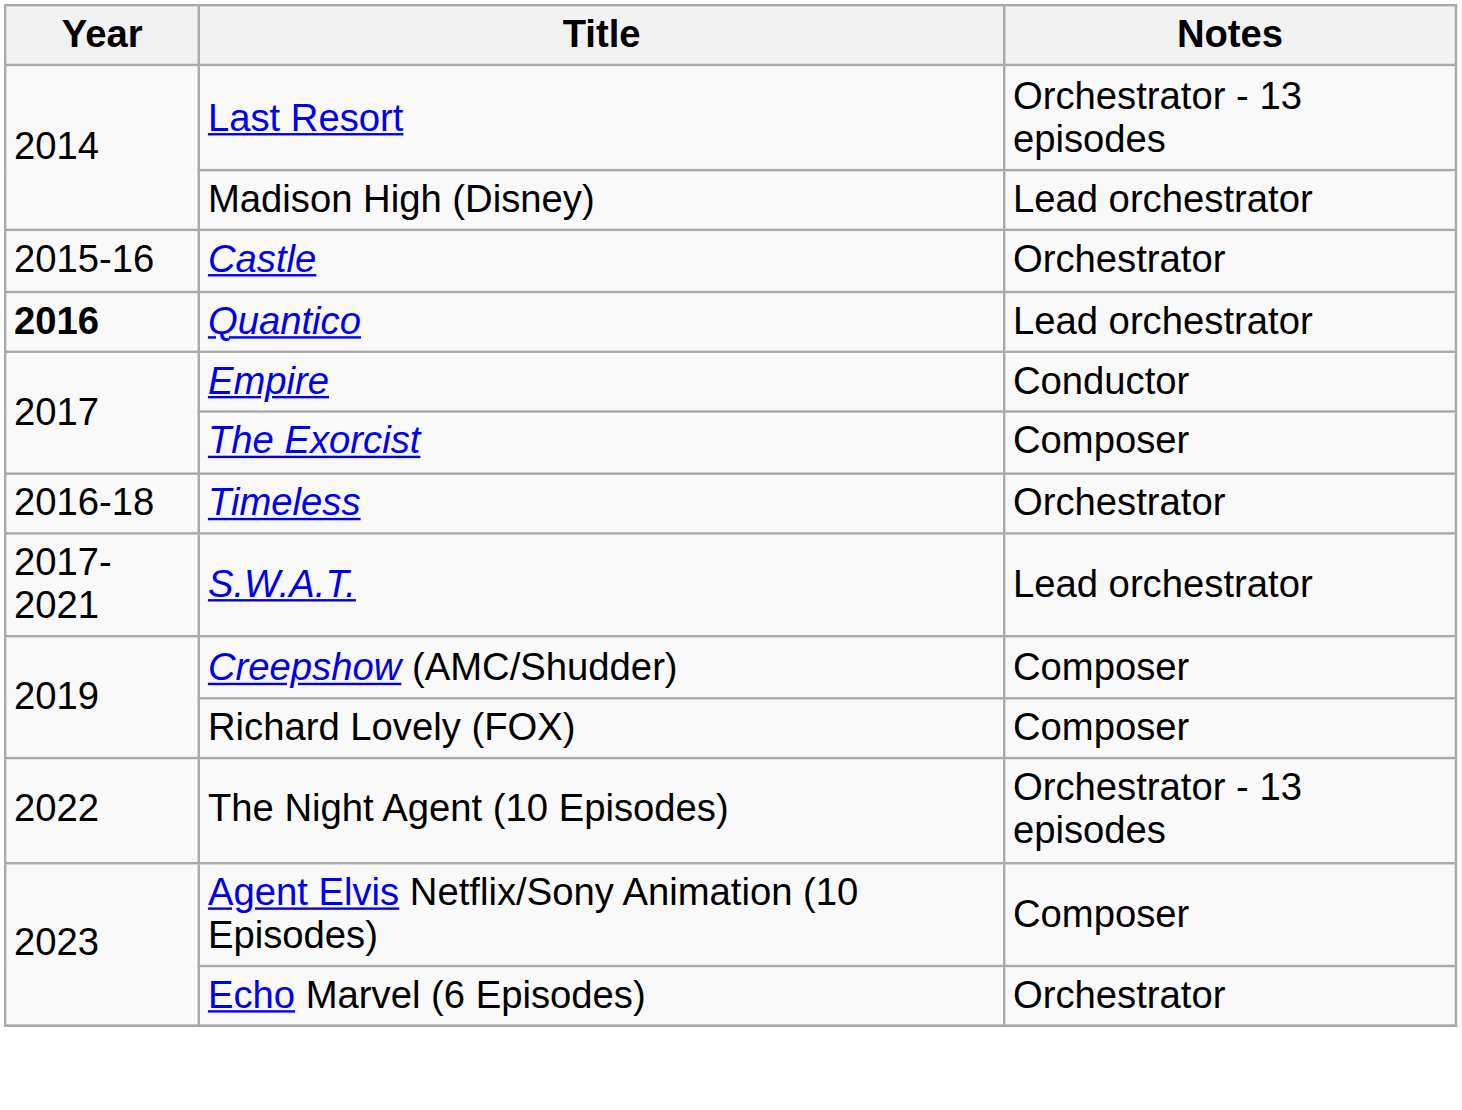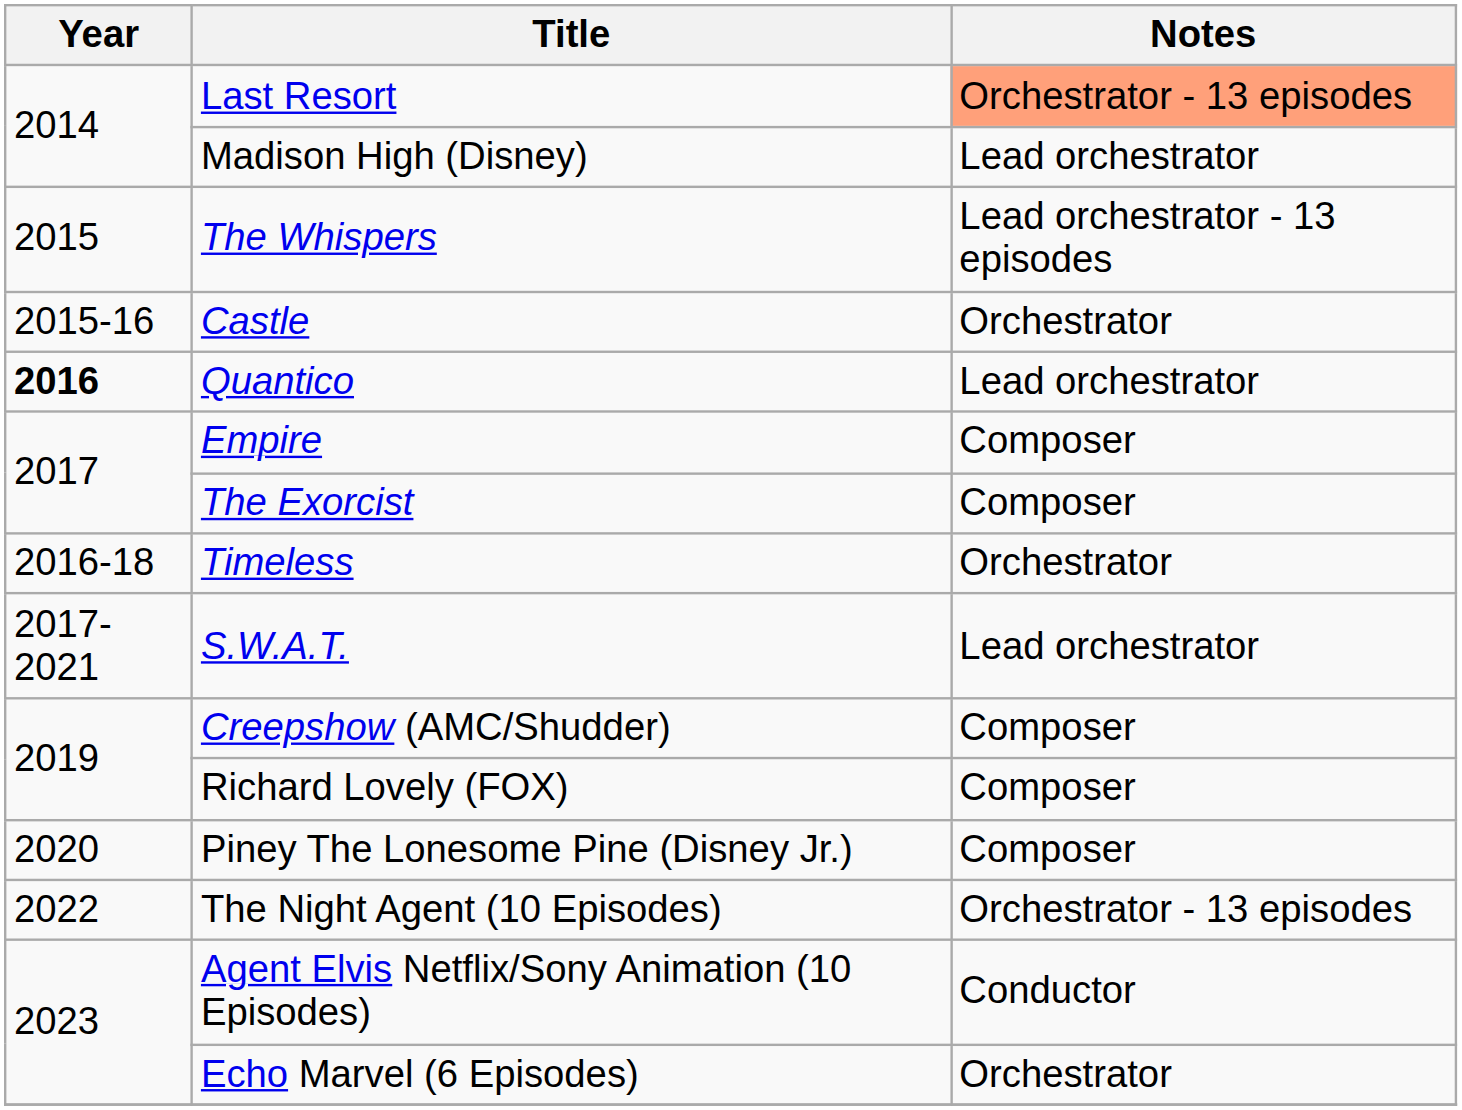(1157, 116) no background -> (1186, 95) lightsalmon background
+ row: (319, 238)
(1101, 381) Conductor -> (1048, 441) Composer
+ row: (527, 848)
(1101, 913) Composer -> (1048, 991) Conductor
